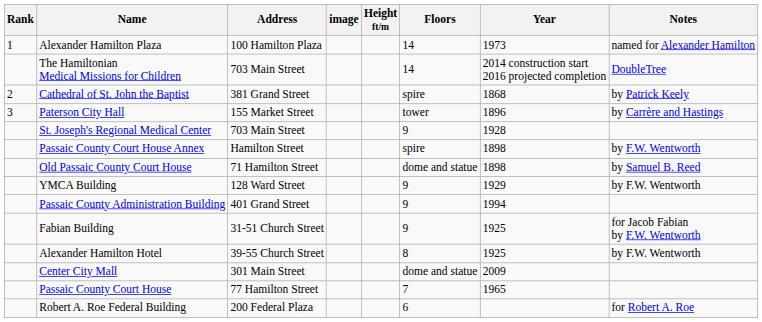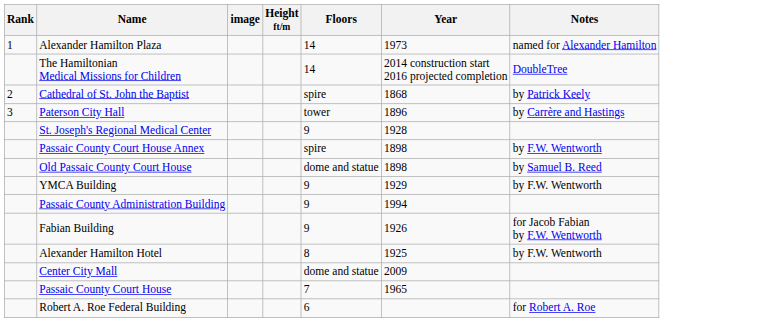- column: (277, 20)
(494, 228) 1925 -> (395, 228) 1926
